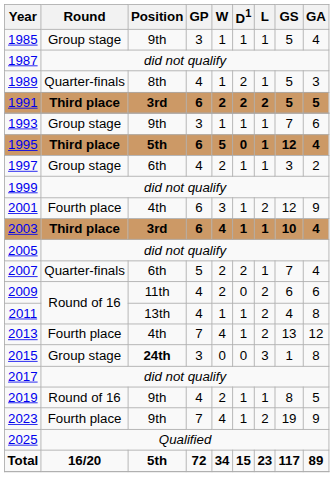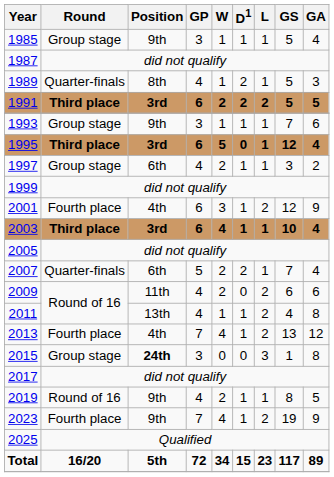(157, 144) 5th -> (157, 144) 3rd
